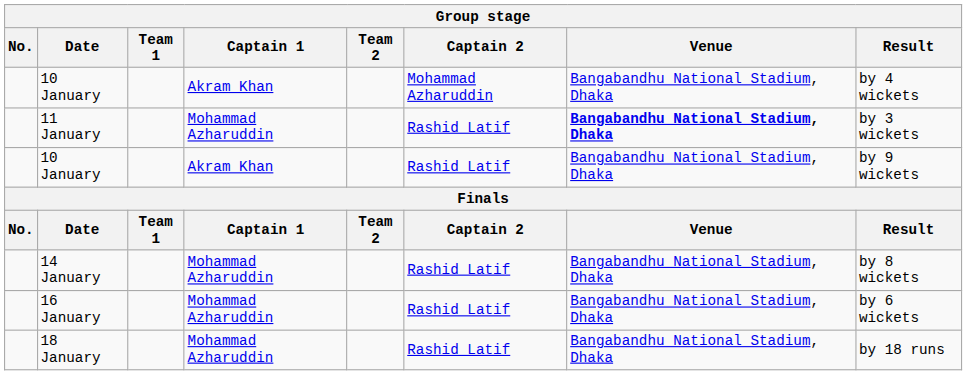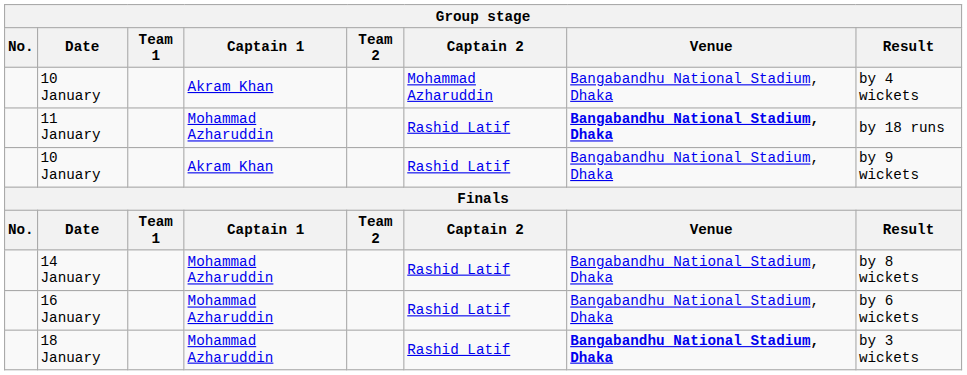(889, 127) by 3 wickets -> (902, 127) by 18 runs
(695, 350) normal -> (695, 350) bold
(902, 350) by 18 runs -> (889, 350) by 3 wickets
